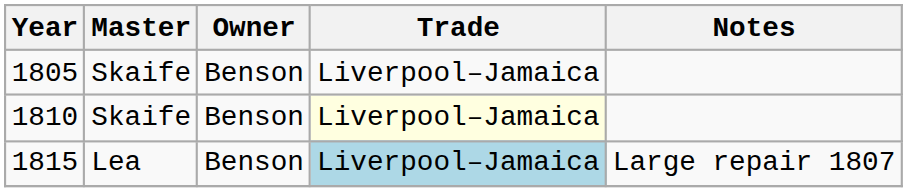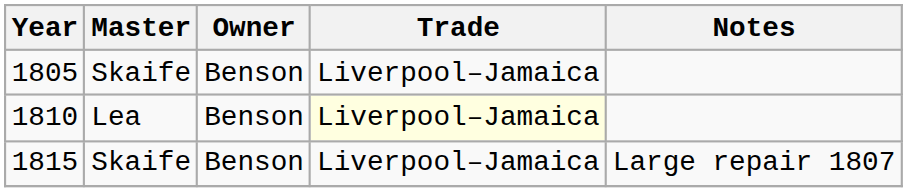(141, 118) Skaife -> (116, 118) Lea
(116, 163) Lea -> (141, 163) Skaife
(458, 163) lightblue background -> (458, 163) no background
